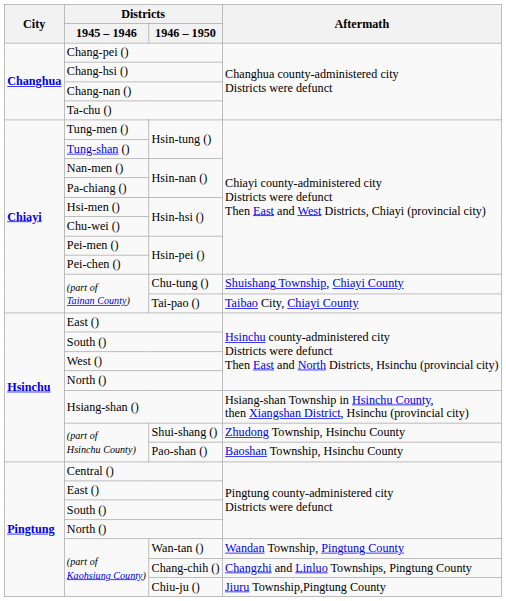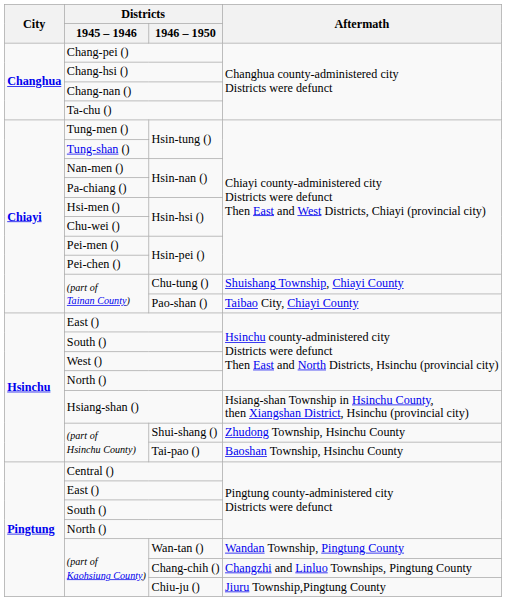(176, 303) Tai-pao () -> (179, 303) Pao-shan ()
(179, 452) Pao-shan () -> (176, 452) Tai-pao ()
